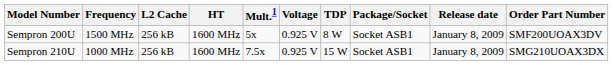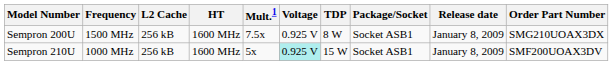(251, 34) 5x -> (255, 34) 7.5x
(556, 34) SMF200UOAX3DV -> (557, 34) SMG210UOAX3DX
(255, 51) 7.5x -> (251, 51) 5x
(300, 51) no background -> (300, 51) paleturquoise background
(557, 51) SMG210UOAX3DX -> (556, 51) SMF200UOAX3DV
